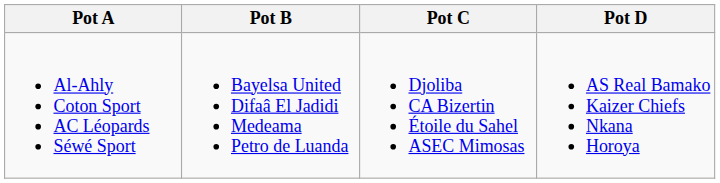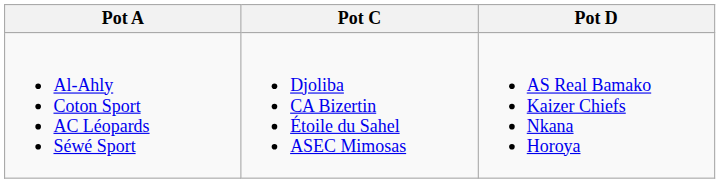- column: (271, 18)
